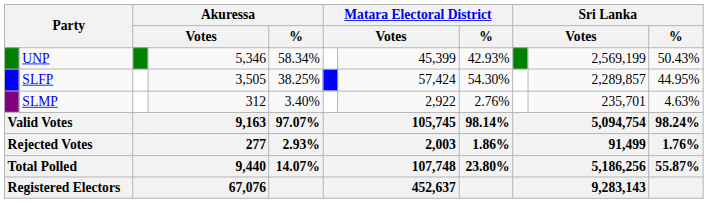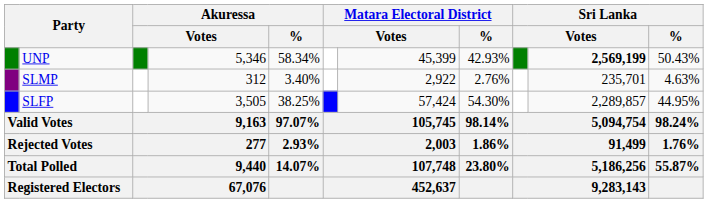(619, 58) normal -> (619, 58) bold
rows swapped: (38, 79) <-> (40, 101)
